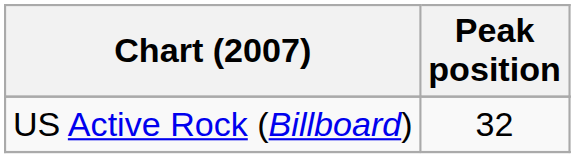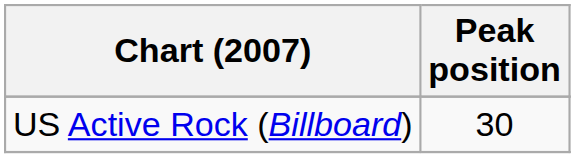(495, 123) 32 -> (495, 123) 30
